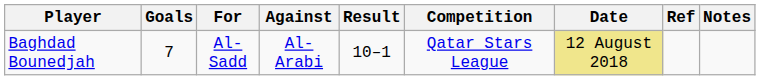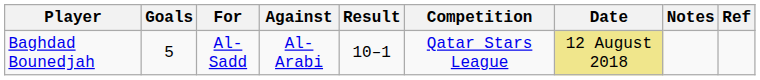columns swapped: (727, 18) <-> (681, 18)
(169, 53) 7 -> (169, 53) 5
